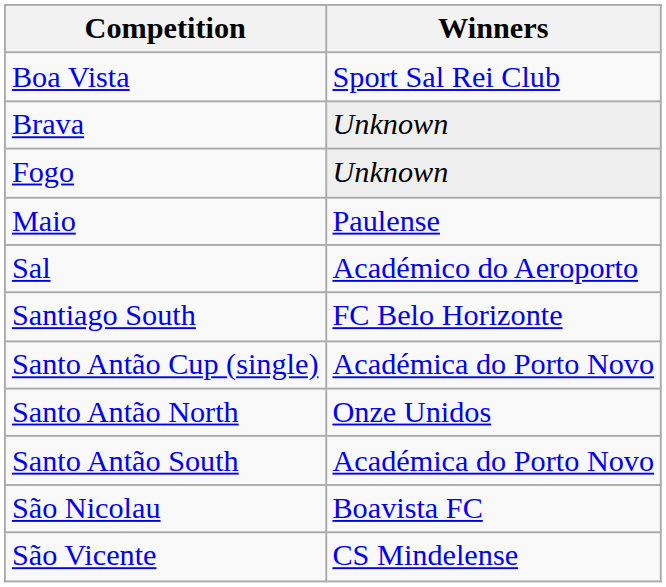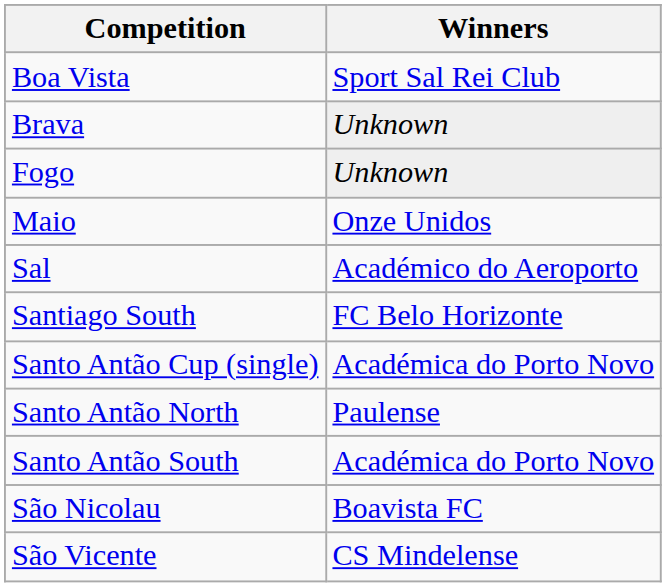(386, 220) Paulense -> (412, 220) Onze Unidos
(412, 412) Onze Unidos -> (386, 412) Paulense
